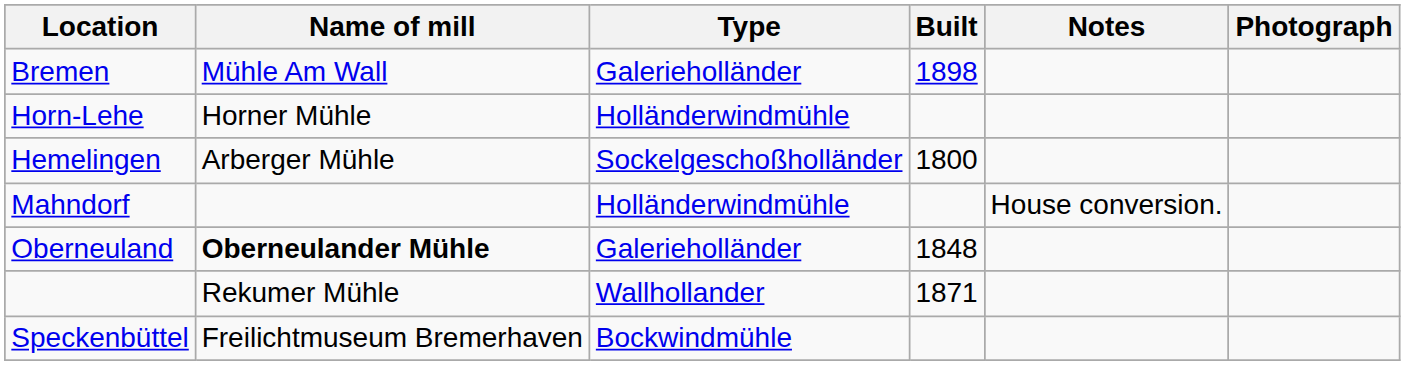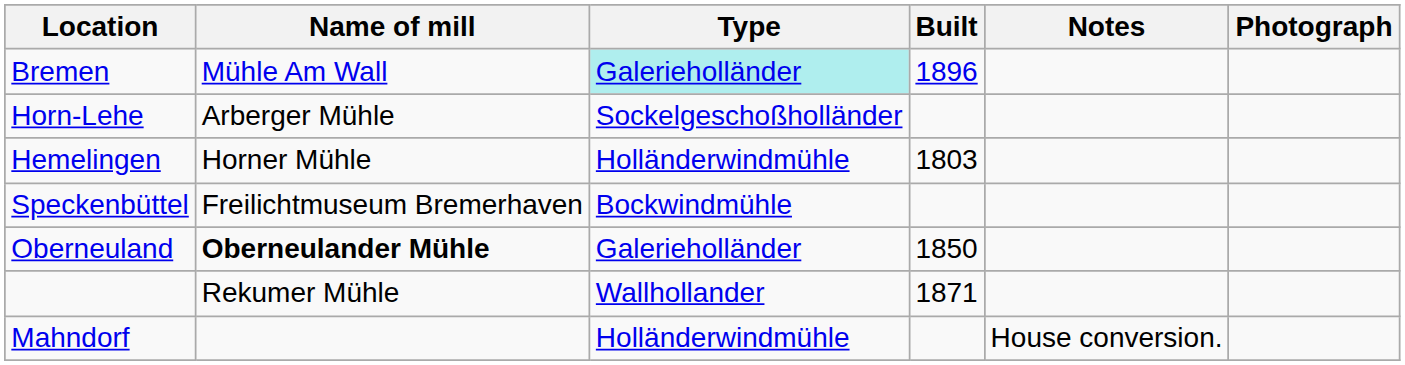(699, 71) no background -> (699, 71) paleturquoise background
(947, 71) 1898 -> (947, 71) 1896
(287, 115) Horner Mühle -> (298, 115) Arberger Mühle
(723, 115) Holländerwindmühle -> (749, 115) Sockelgeschoßholländer
(298, 159) Arberger Mühle -> (287, 159) Horner Mühle
(749, 159) Sockelgeschoßholländer -> (723, 159) Holländerwindmühle
(947, 159) 1800 -> (947, 159) 1803
rows swapped: (70, 204) <-> (100, 337)
(947, 248) 1848 -> (947, 248) 1850
